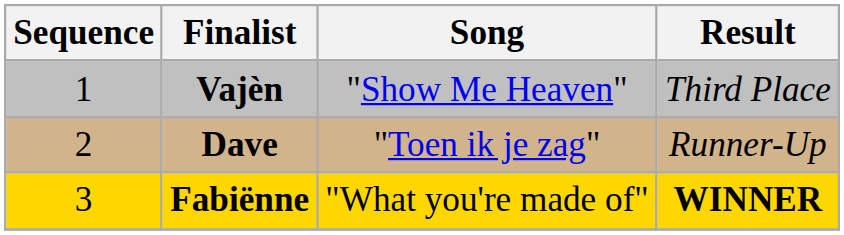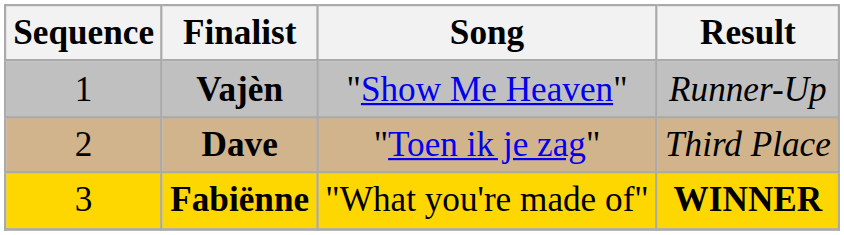(748, 88) Third Place -> (748, 88) Runner-Up
(748, 144) Runner-Up -> (748, 144) Third Place
